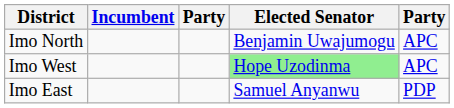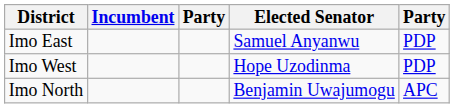rows swapped: (41, 90) <-> (46, 41)
(292, 66) lightgreen background -> (292, 66) no background
(420, 66) APC -> (419, 66) PDP
